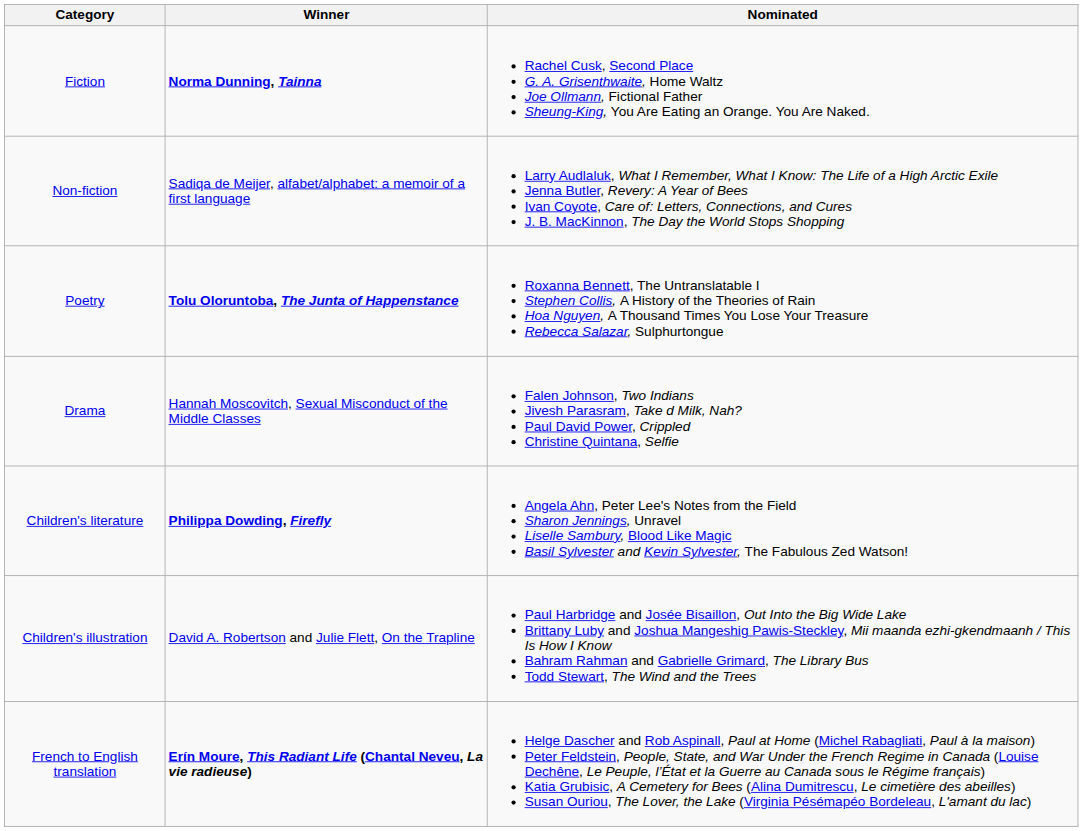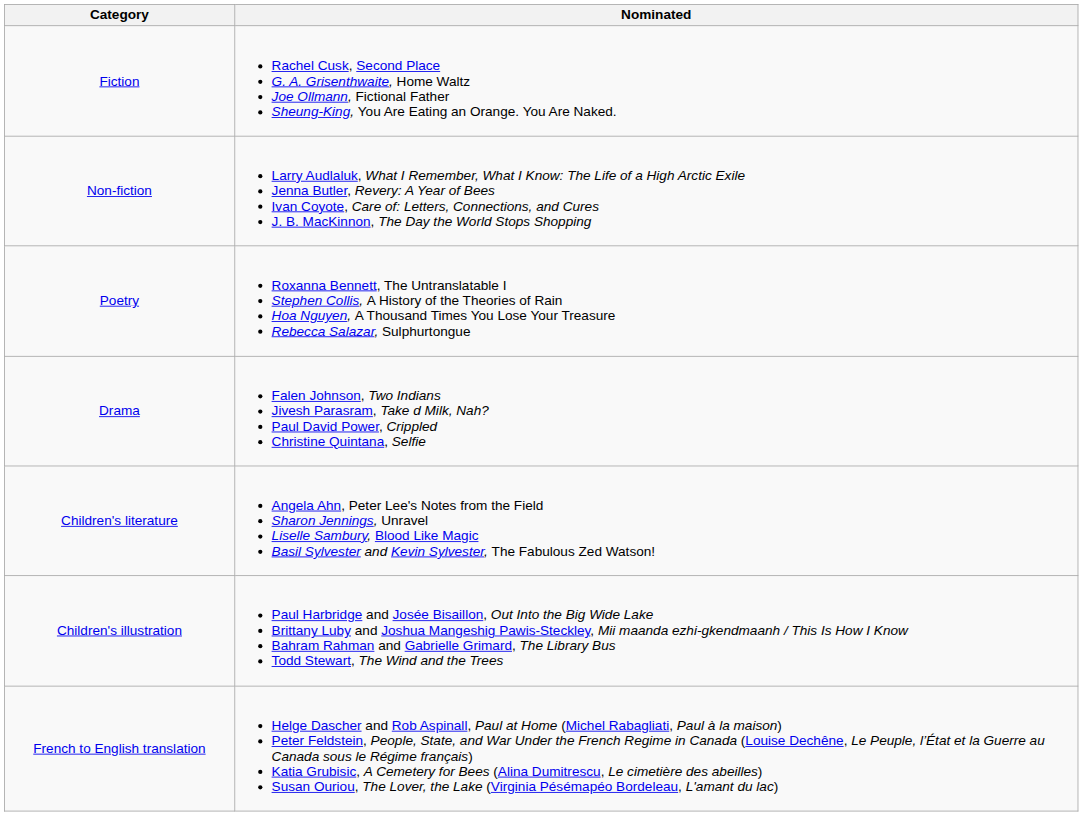- column: (326, 15)
